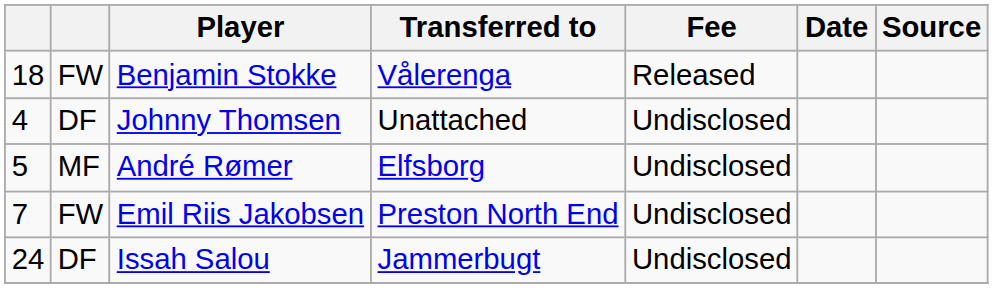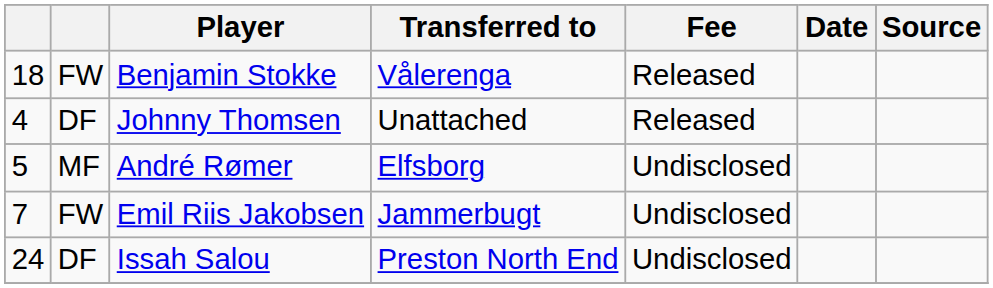(712, 120) Undisclosed -> (694, 120) Released
(498, 213) Preston North End -> (459, 213) Jammerbugt
(459, 259) Jammerbugt -> (498, 259) Preston North End
